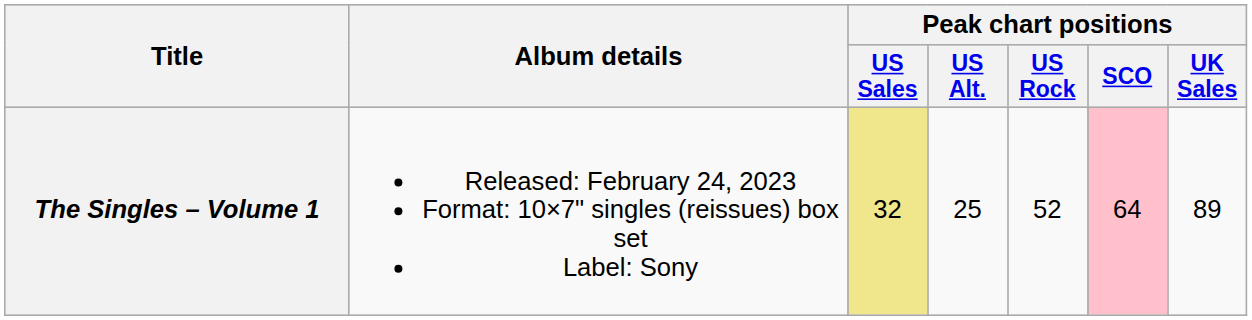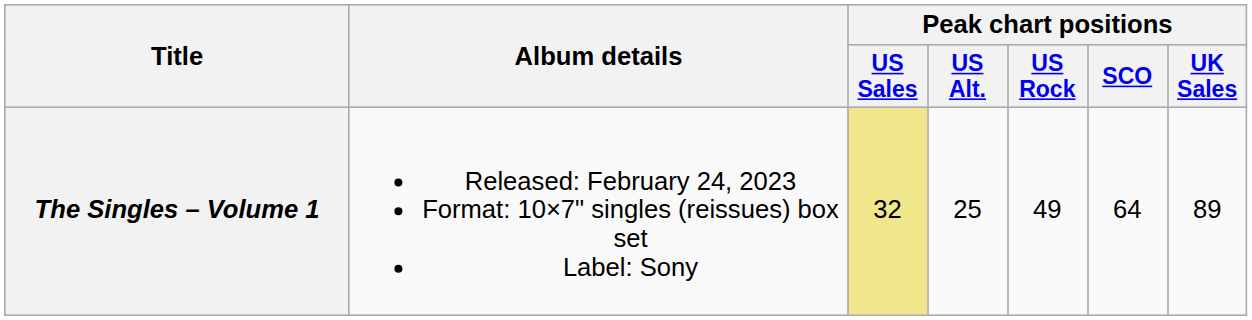(1047, 210) 52 -> (1047, 210) 49
(1127, 210) pink background -> (1127, 210) no background
